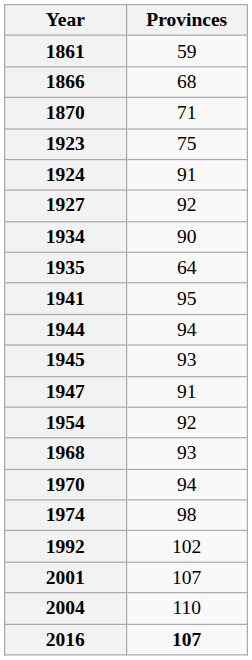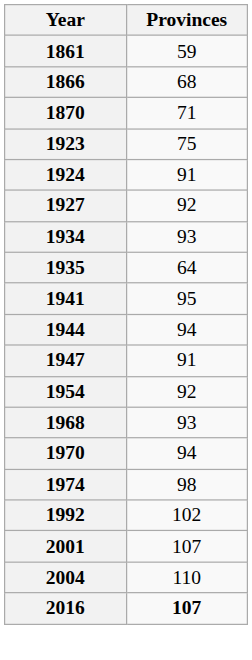(187, 236) 90 -> (187, 236) 93
- row: (65, 360)
